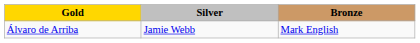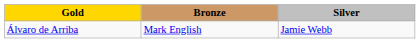columns swapped: (210, 12) <-> (346, 12)
